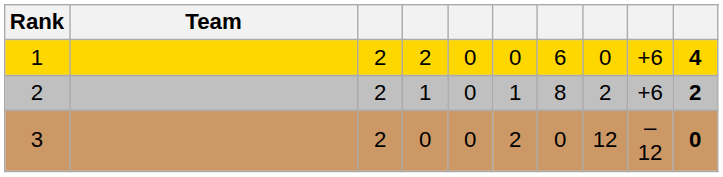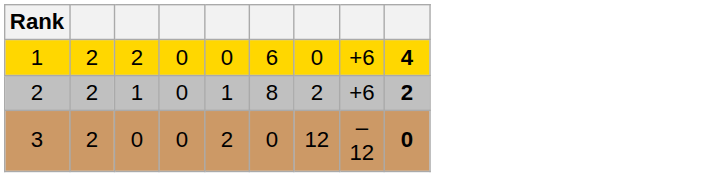- column: (213, 22)
